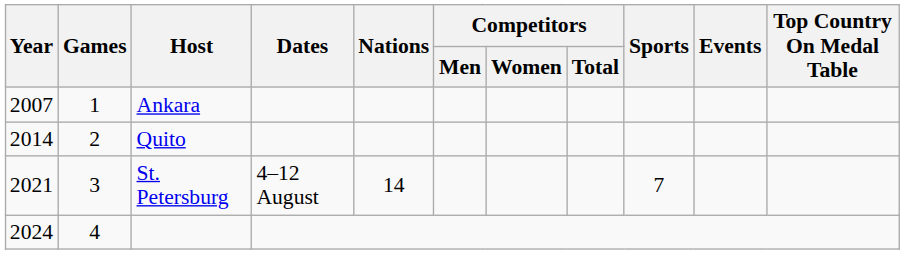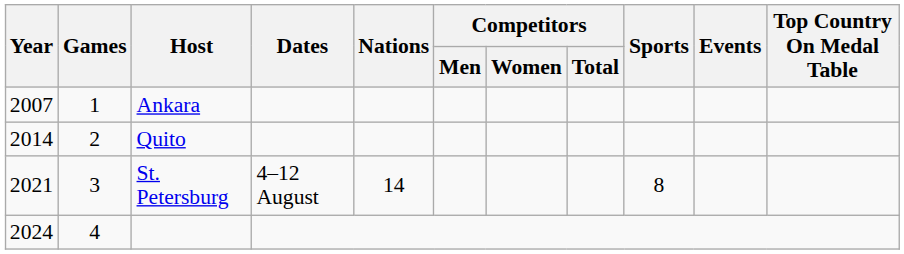(659, 185) 7 -> (659, 185) 8
